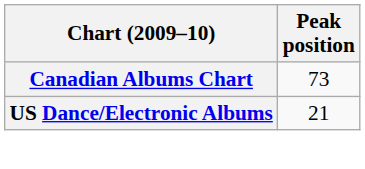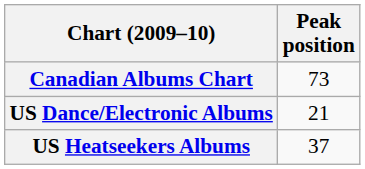+ row: (141, 146)
